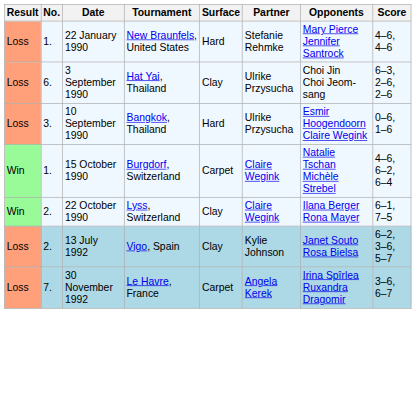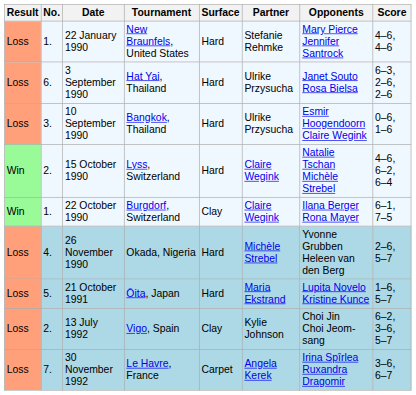(212, 82) Clay -> (213, 82) Hard
(329, 82) Choi Jin Choi Jeom-sang -> (330, 82) Janet Souto Rosa Bielsa
(48, 170) 1. -> (48, 170) 2.
(153, 170) Burgdorf, Switzerland -> (153, 170) Lyss, Switzerland
(217, 170) Carpet -> (213, 170) Hard
(48, 211) 2. -> (48, 211) 1.
(153, 211) Lyss, Switzerland -> (153, 211) Burgdorf, Switzerland
+ row: (89, 252)
+ row: (91, 293)
(331, 246) Janet Souto Rosa Bielsa -> (329, 328) Choi Jin Choi Jeom-sang
